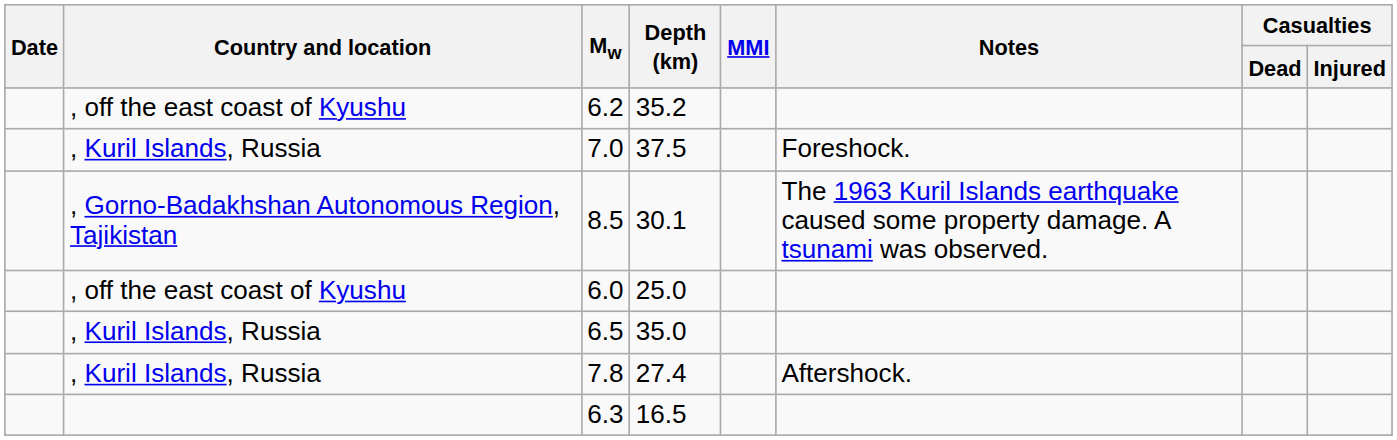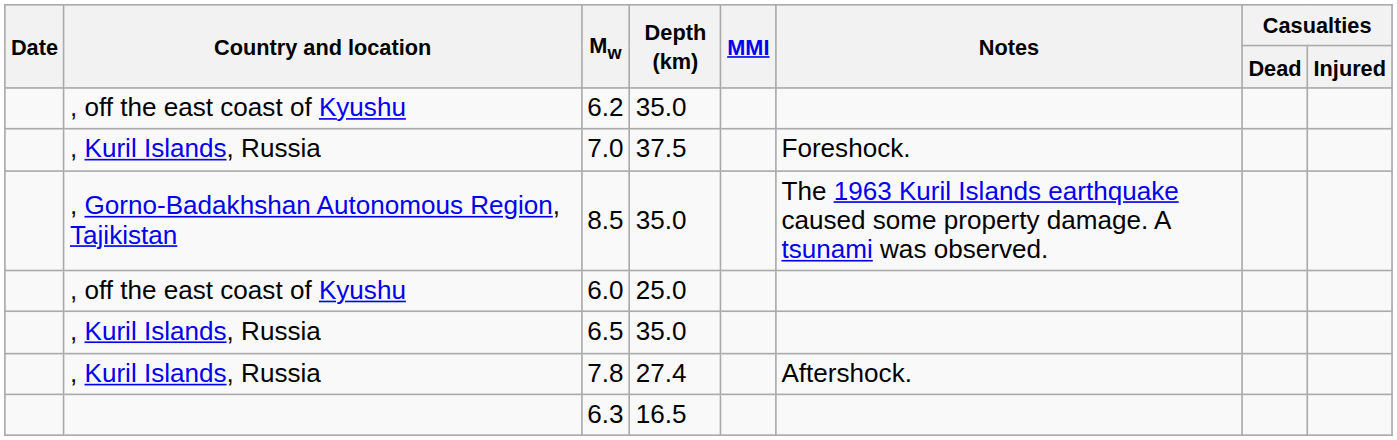(661, 107) 35.2 -> (661, 107) 35.0
(661, 219) 30.1 -> (661, 219) 35.0
